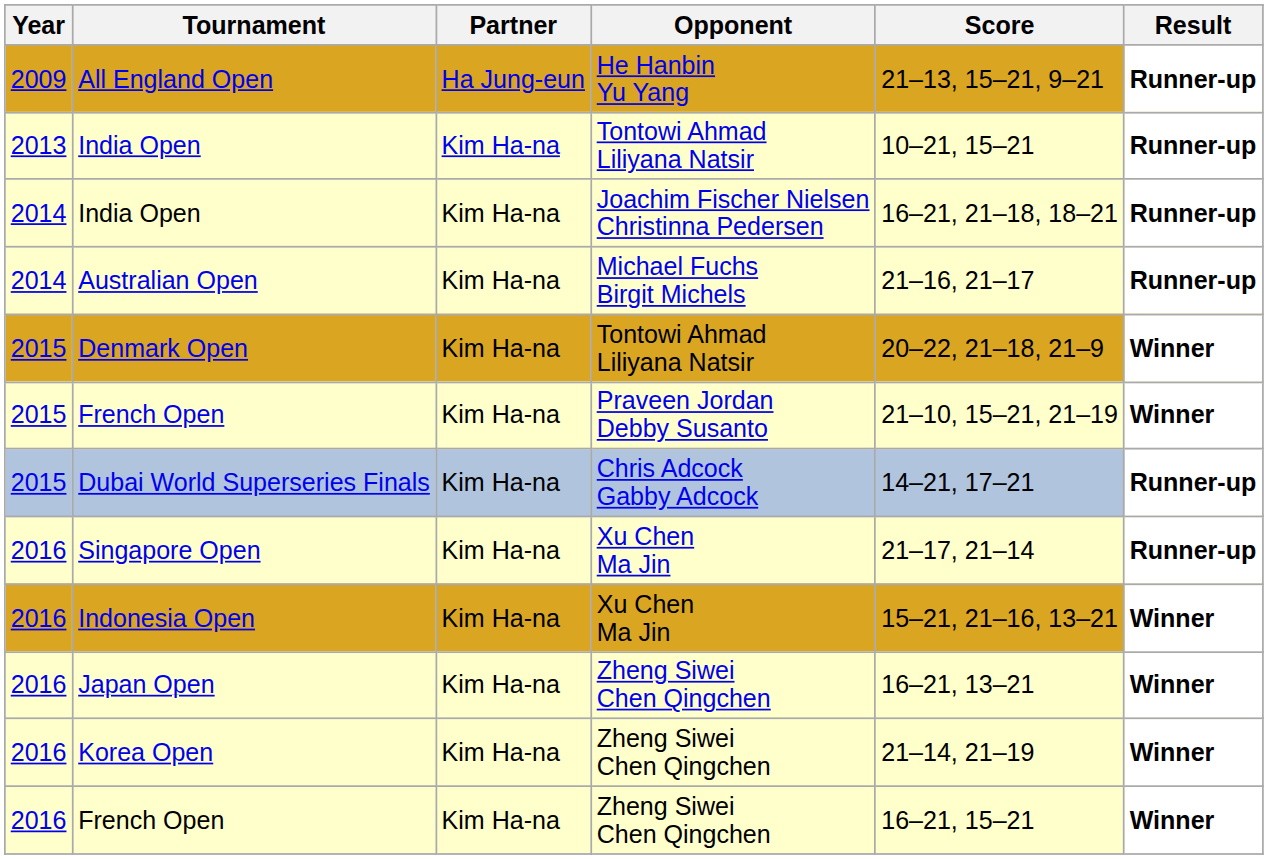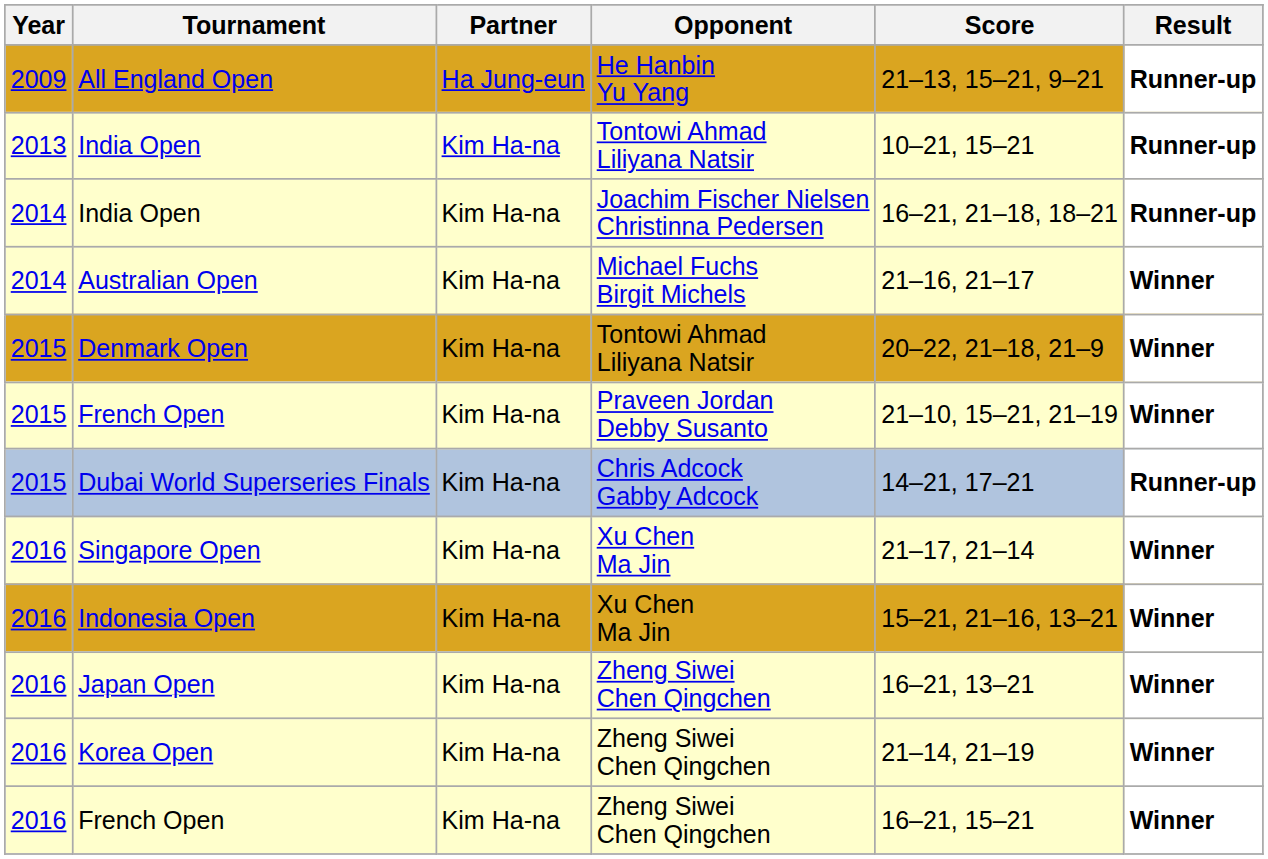(1193, 281) Runner-up -> (1172, 281) Winner
(1193, 551) Runner-up -> (1172, 551) Winner
